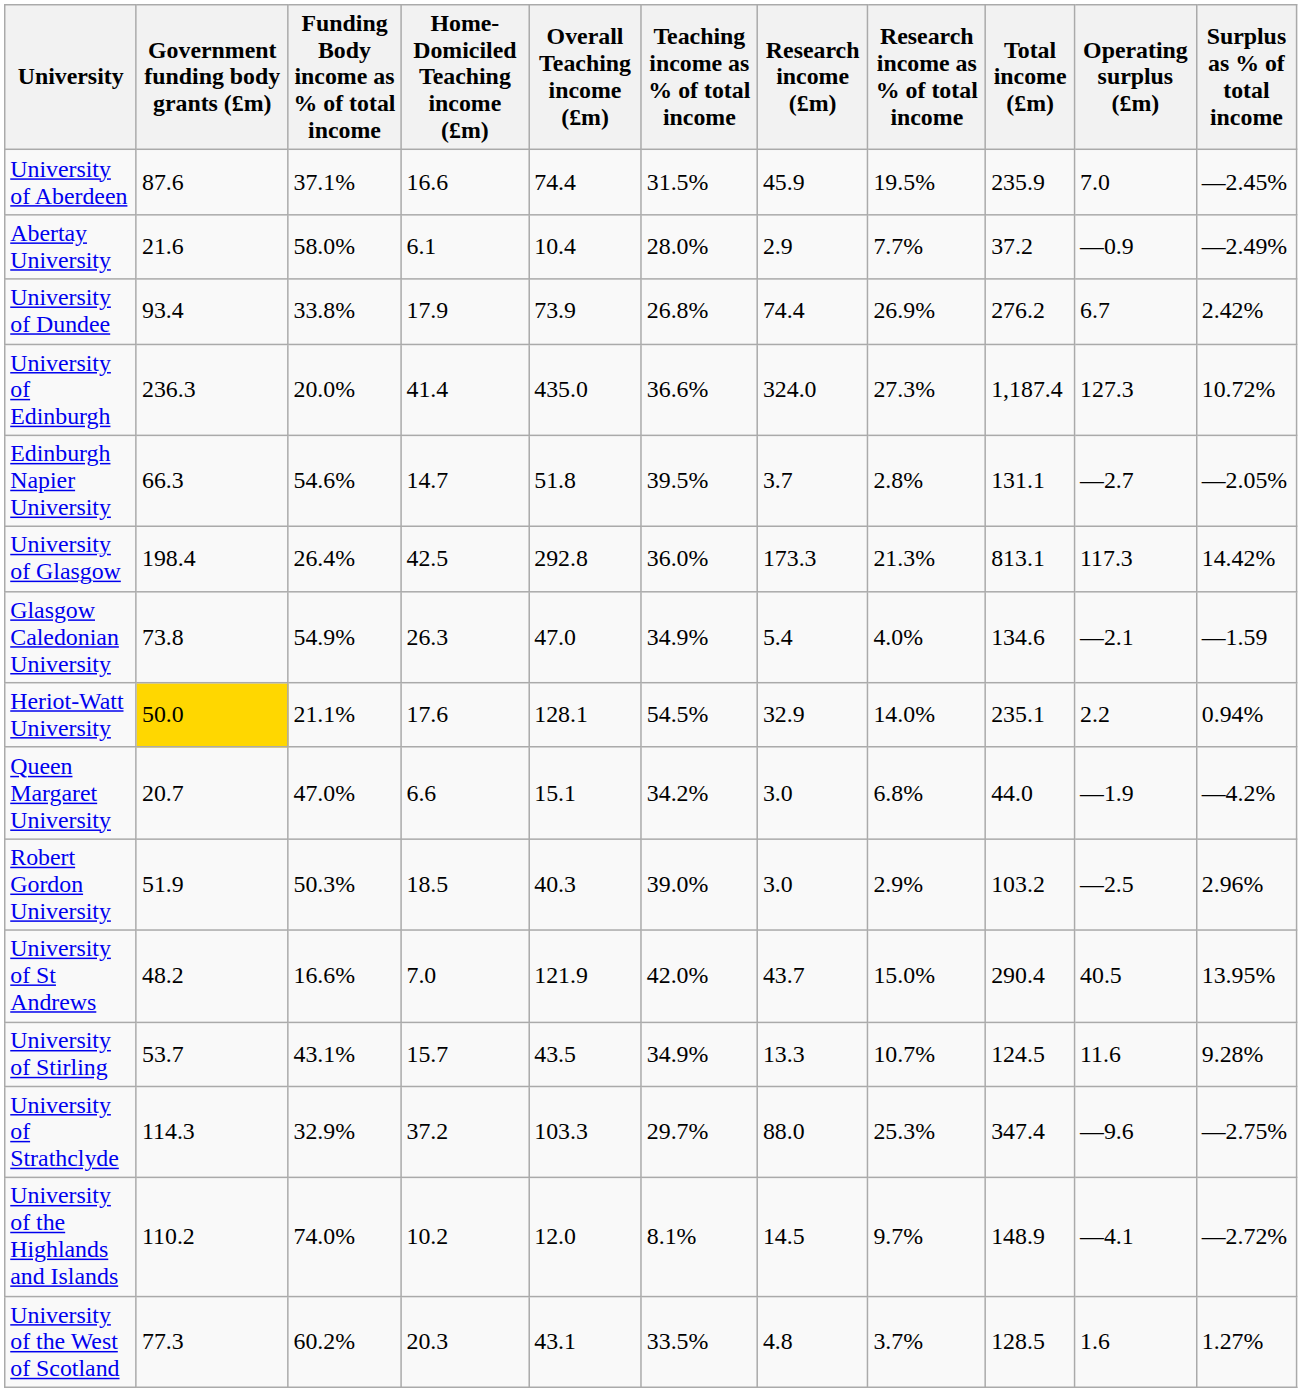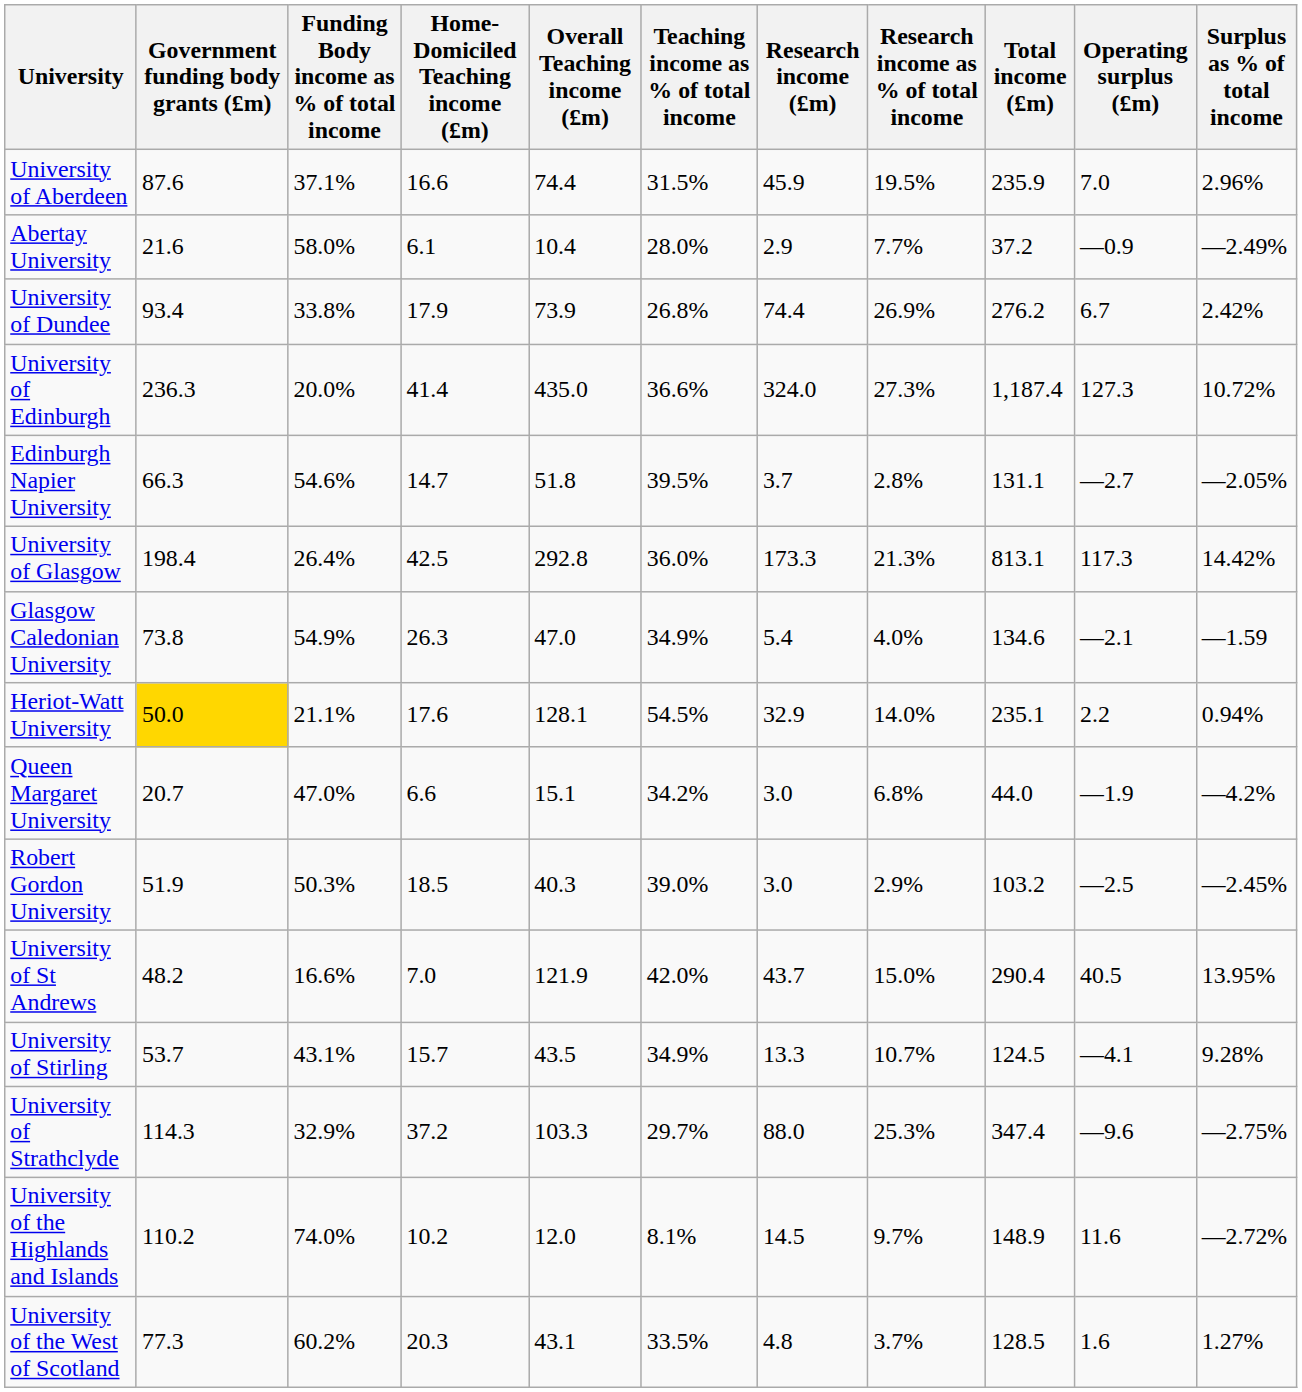(1244, 181) —2.45% -> (1233, 181) 2.96%
(1233, 884) 2.96% -> (1244, 884) —2.45%
(1100, 1053) 11.6 -> (1107, 1053) —4.1
(1107, 1236) —4.1 -> (1100, 1236) 11.6
